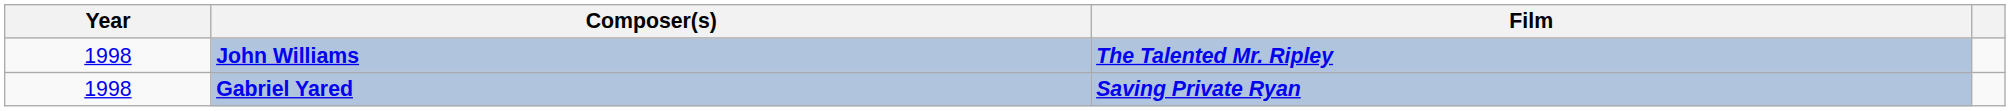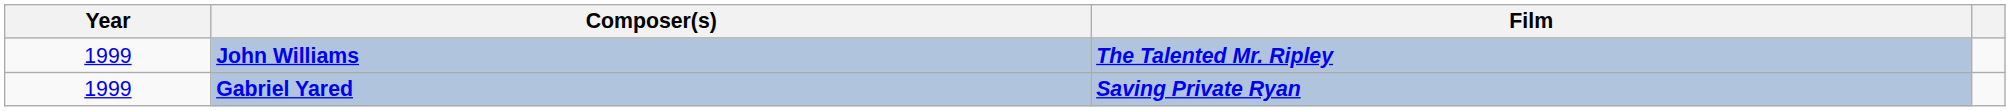(108, 55) 1998 -> (108, 55) 1999
(108, 88) 1998 -> (108, 88) 1999
